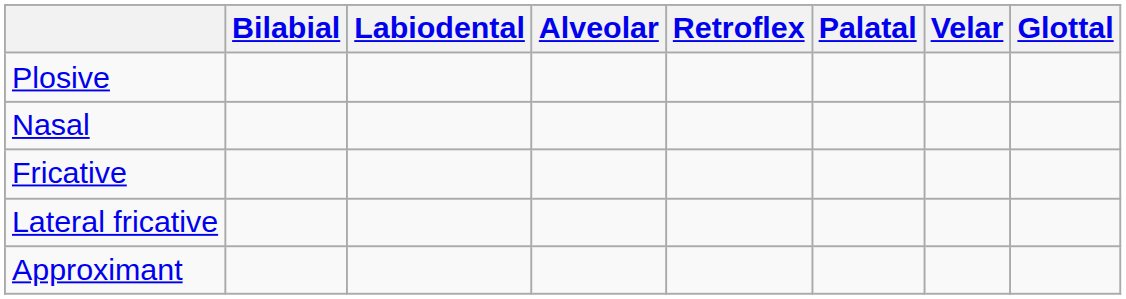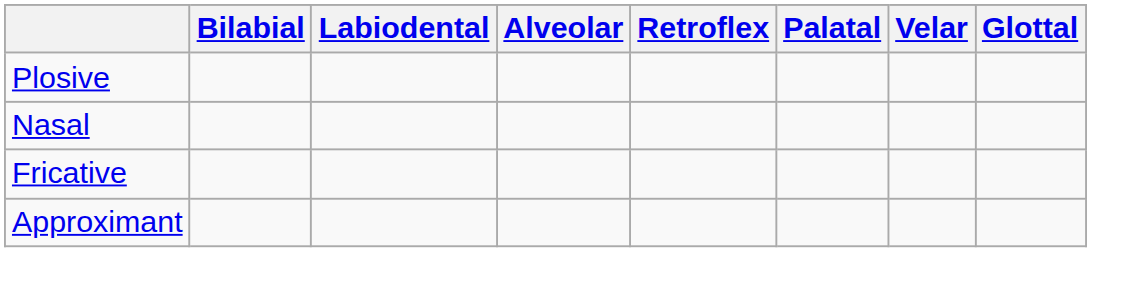- row: (115, 221)
